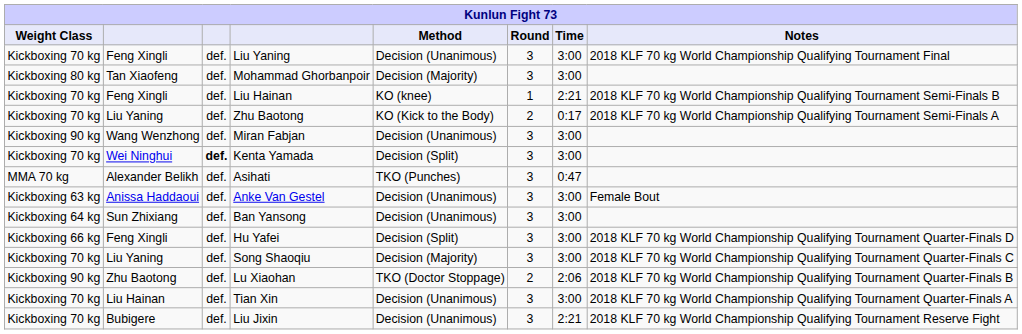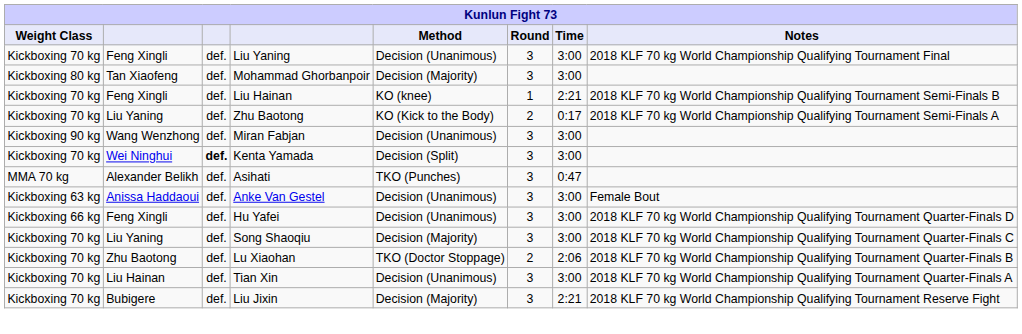- row: (270, 217)
(417, 237) Decision (Split) -> (436, 217) Decision (Unanimous)
(54, 278) Kickboxing 90 kg -> (54, 257) Kickboxing 70 kg
(436, 318) Decision (Unanimous) -> (427, 298) Decision (Majority)
